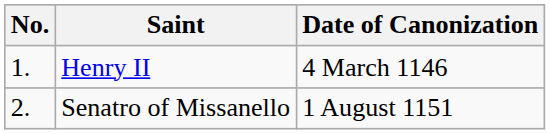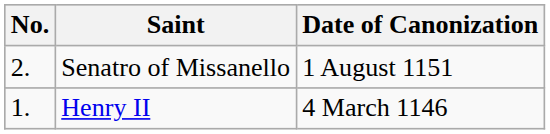rows swapped: (106, 66) <-> (176, 107)
